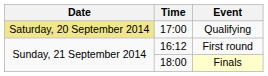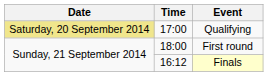(173, 46) 16:12 -> (173, 46) 18:00
(173, 63) 18:00 -> (173, 63) 16:12
